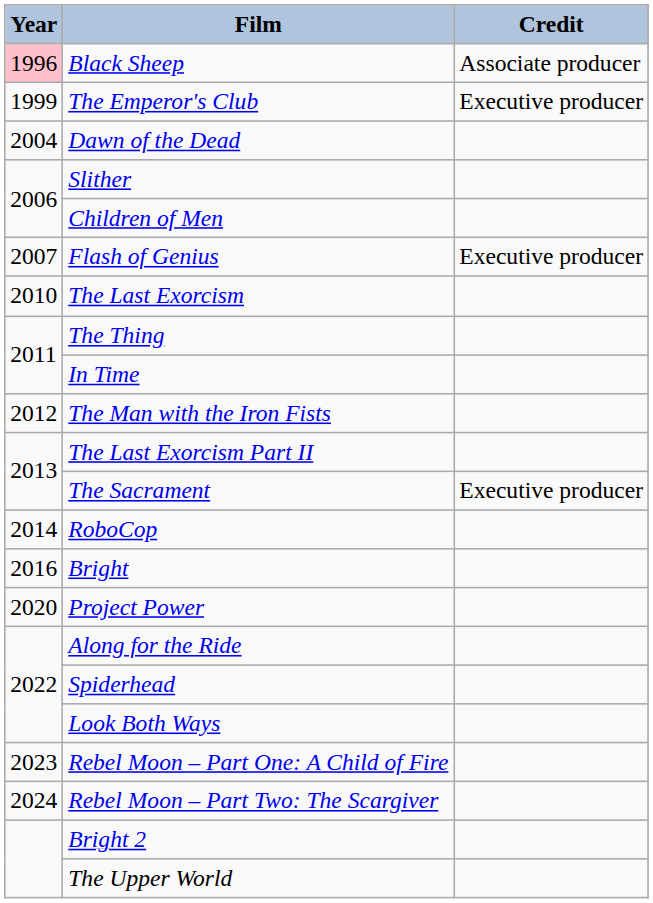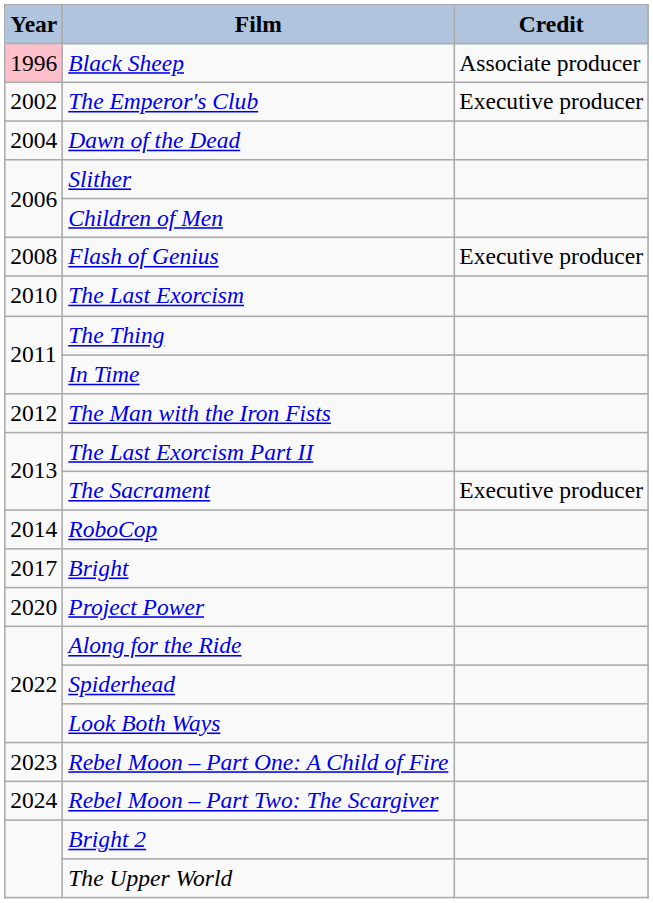(34, 101) 1999 -> (34, 101) 2002
(34, 257) 2007 -> (34, 257) 2008
(34, 567) 2016 -> (34, 567) 2017
